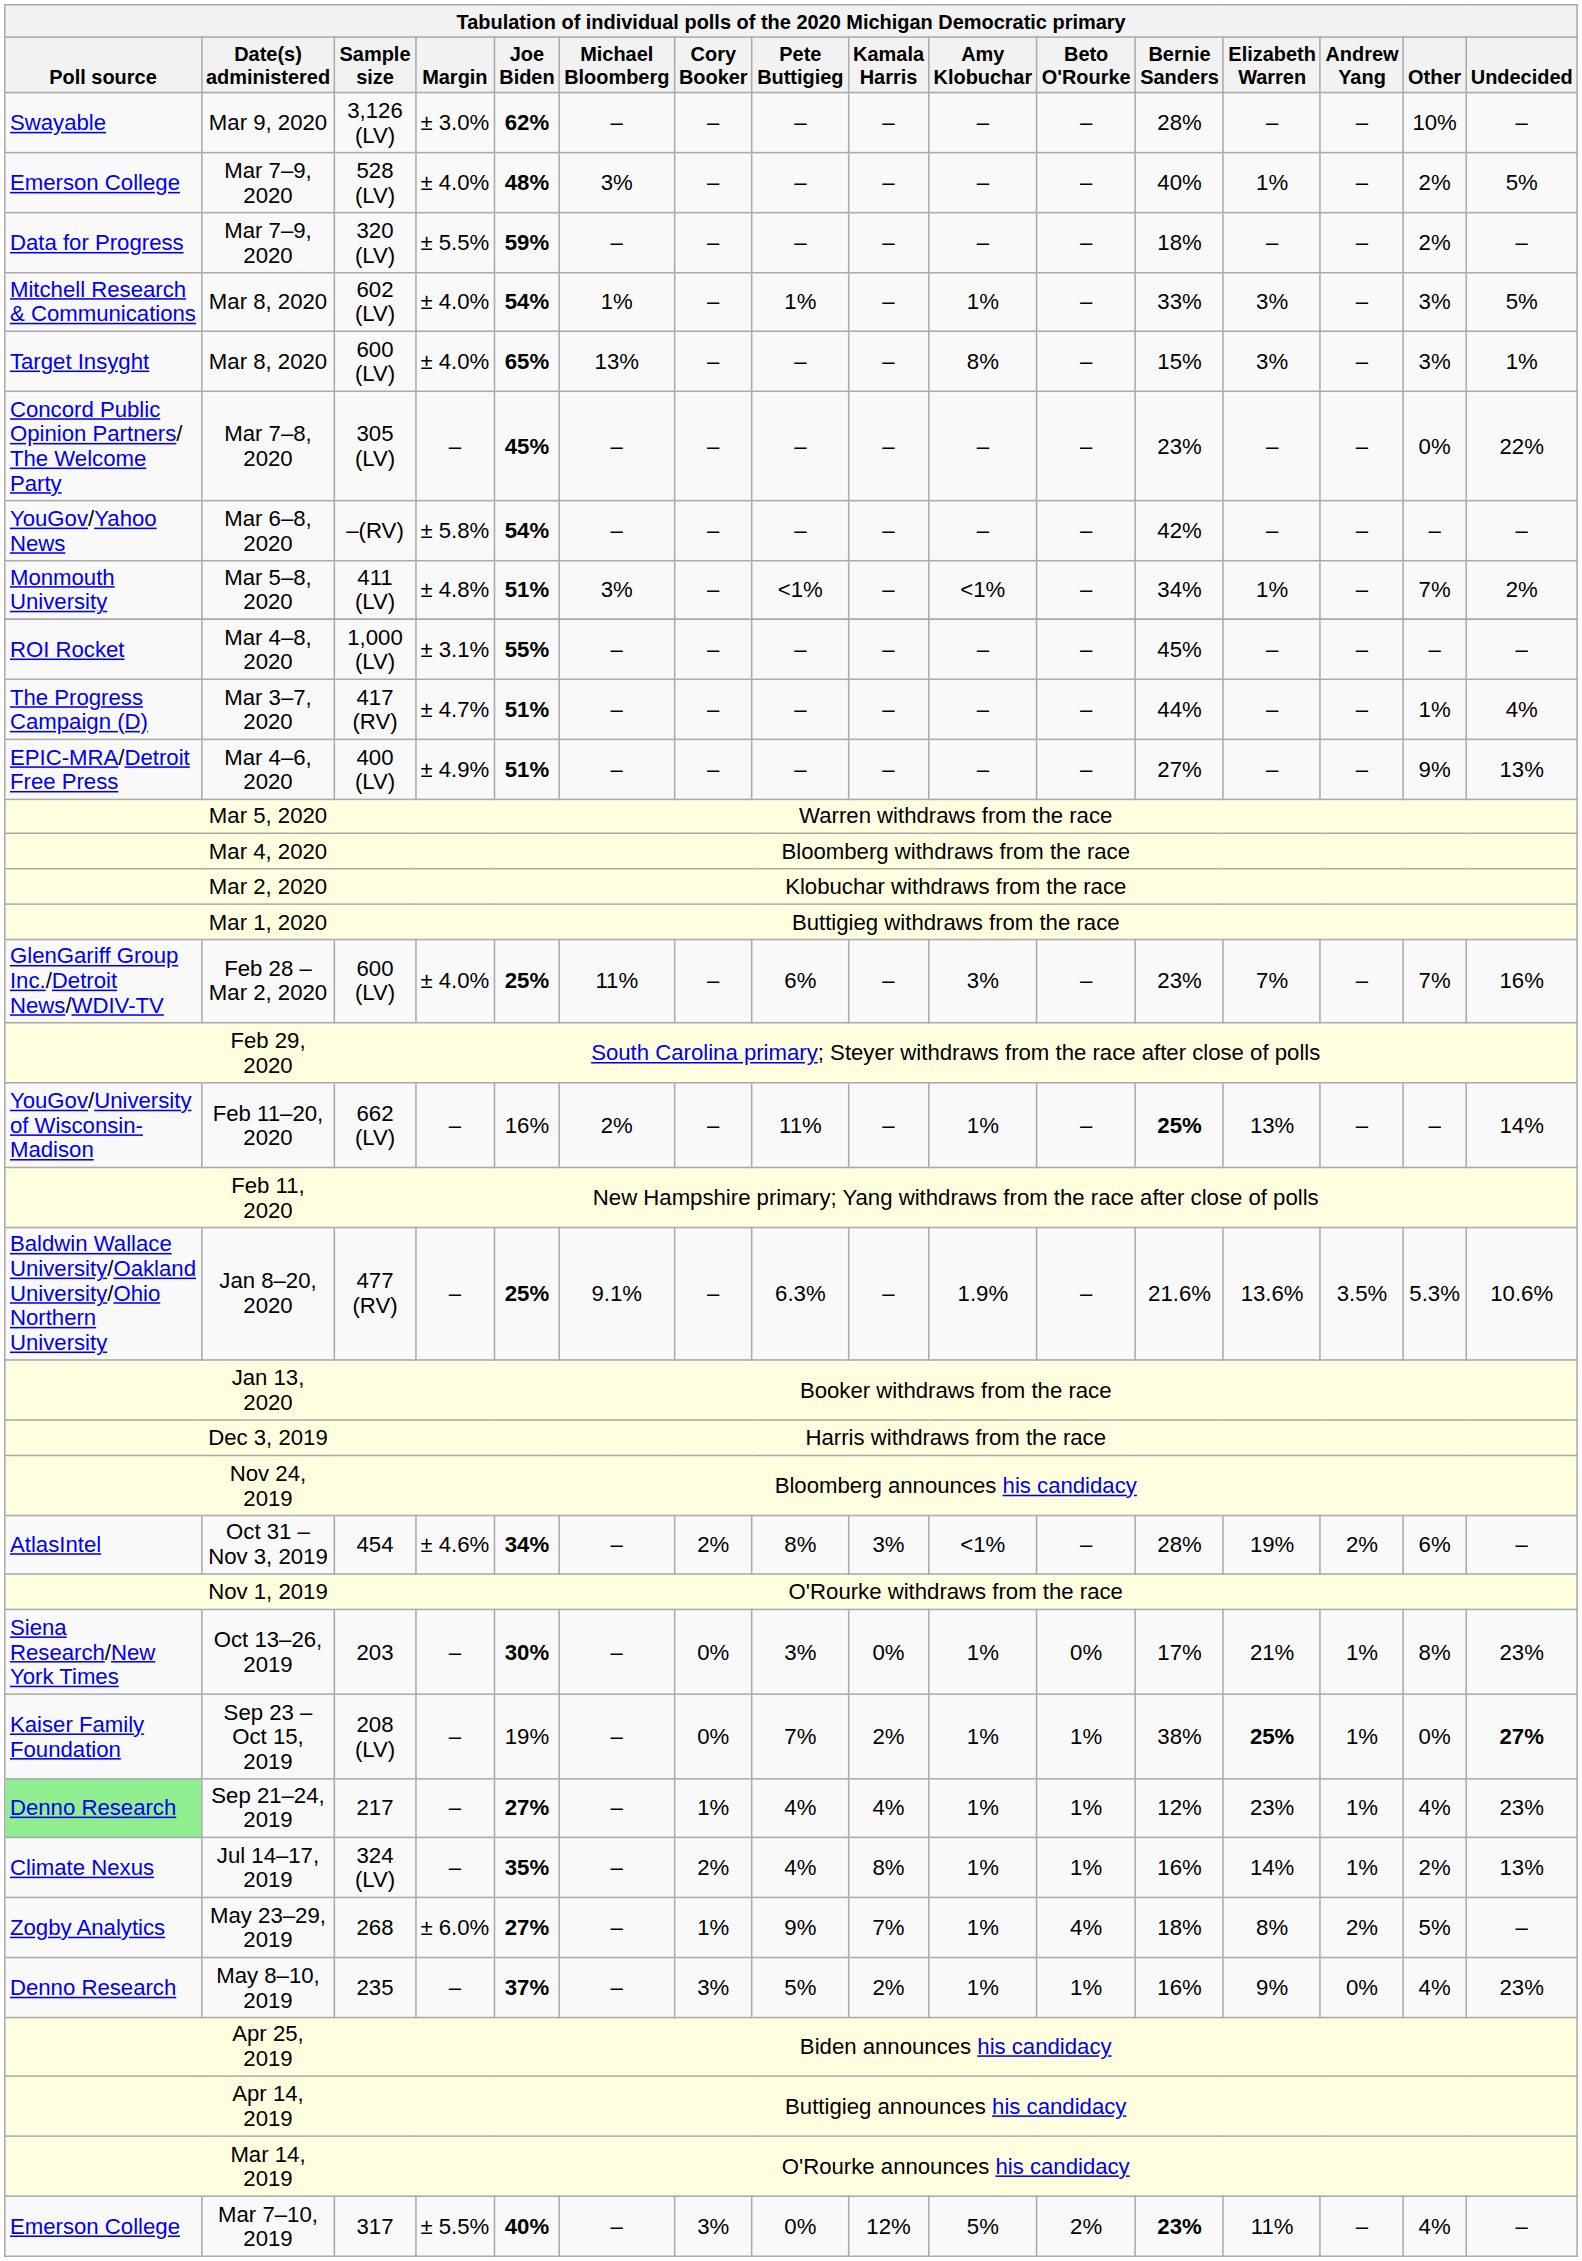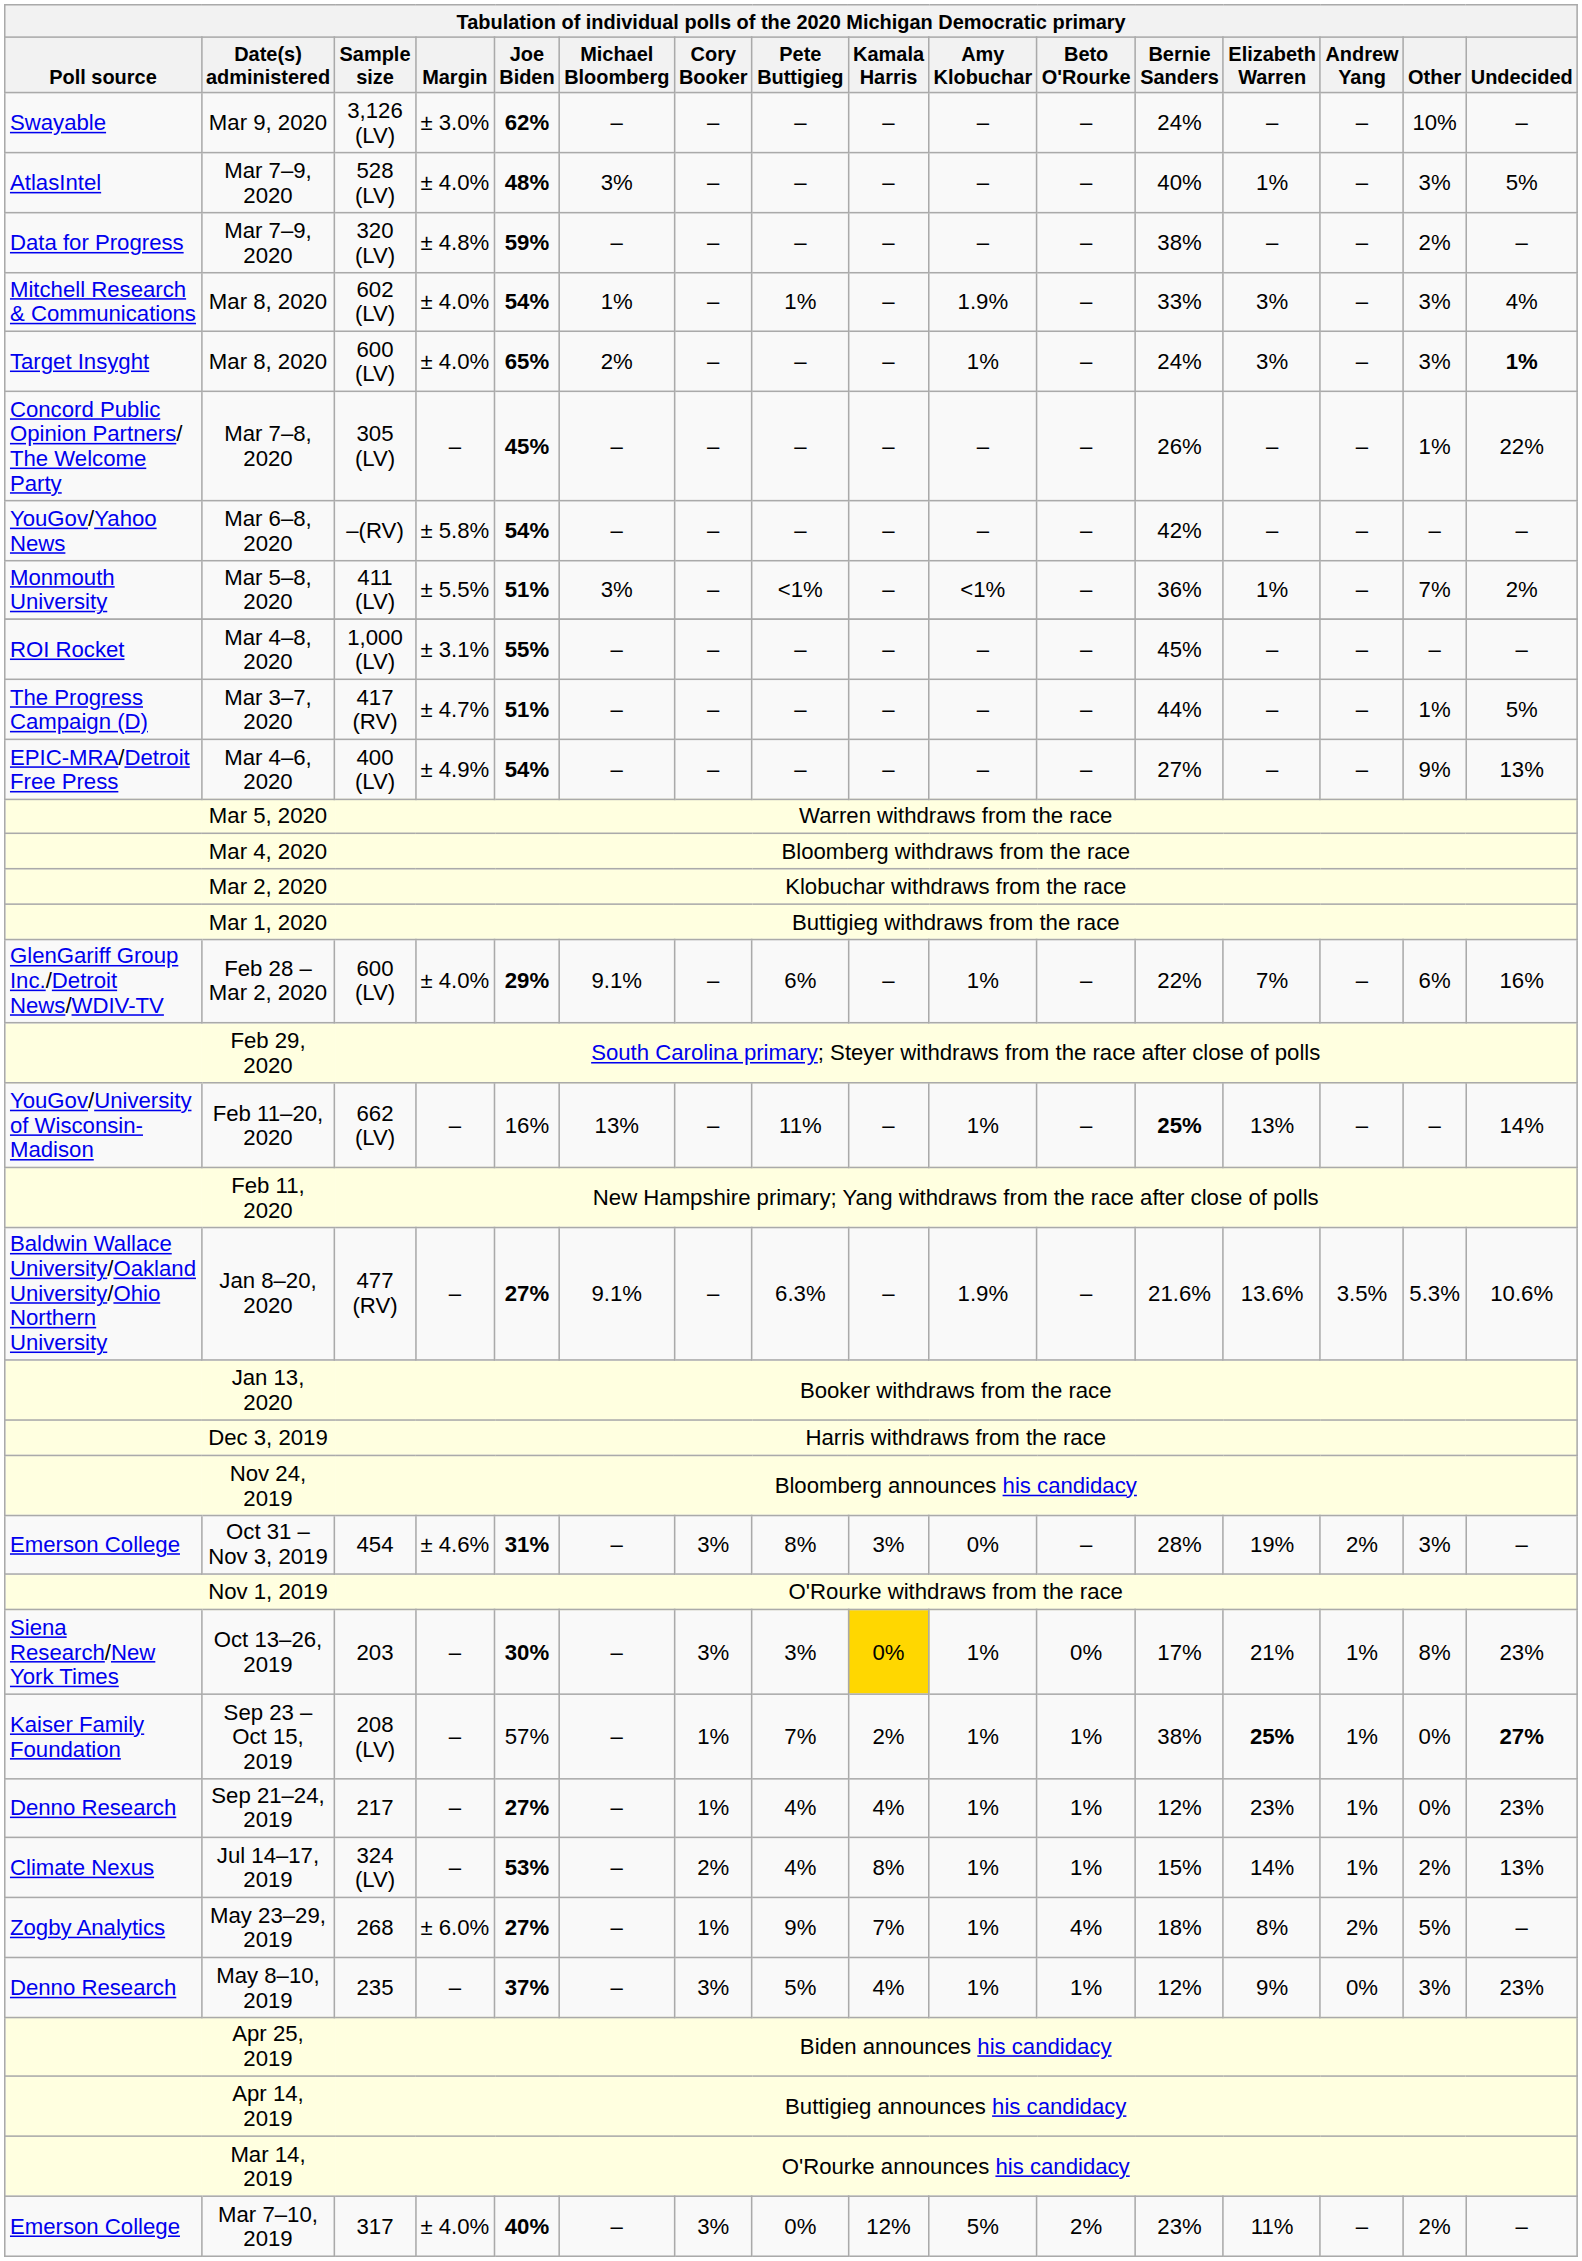(1180, 123) 28% -> (1180, 123) 24%
(95, 183) Emerson College -> (56, 183) AtlasIntel
(1435, 183) 2% -> (1435, 183) 3%
(455, 243) ± 5.5% -> (455, 243) ± 4.8%
(1180, 243) 18% -> (1180, 243) 38%
(983, 302) 1% -> (983, 302) 1.9%
(1522, 302) 5% -> (1522, 302) 4%
(617, 362) 13% -> (617, 362) 2%
(983, 362) 8% -> (983, 362) 1%
(1180, 362) 15% -> (1180, 362) 24%
(1522, 362) normal -> (1522, 362) bold
(1180, 446) 23% -> (1180, 446) 26%
(1435, 446) 0% -> (1435, 446) 1%
(455, 590) ± 4.8% -> (455, 590) ± 5.5%
(1180, 590) 34% -> (1180, 590) 36%
(1522, 710) 4% -> (1522, 710) 5%
(527, 769) 51% -> (527, 769) 54%
(527, 981) 25% -> (527, 981) 29%
(617, 981) 11% -> (617, 981) 9.1%
(983, 981) 3% -> (983, 981) 1%
(1180, 981) 23% -> (1180, 981) 22%
(1435, 981) 7% -> (1435, 981) 6%
(617, 1125) 2% -> (617, 1125) 13%
(527, 1294) 25% -> (527, 1294) 27%
(56, 1545) AtlasIntel -> (95, 1545) Emerson College
(527, 1545) 34% -> (527, 1545) 31%
(713, 1545) 2% -> (713, 1545) 3%
(983, 1545) <1% -> (983, 1545) 0%
(1435, 1545) 6% -> (1435, 1545) 3%
(713, 1652) 0% -> (713, 1652) 3%
(889, 1652) no background -> (889, 1652) gold background
(527, 1736) 19% -> (527, 1736) 57%
(713, 1736) 0% -> (713, 1736) 1%
(93, 1808) lightgreen background -> (93, 1808) no background
(1435, 1808) 4% -> (1435, 1808) 0%
(527, 1868) 35% -> (527, 1868) 53%
(1180, 1868) 16% -> (1180, 1868) 15%
(889, 1987) 2% -> (889, 1987) 4%
(1180, 1987) 16% -> (1180, 1987) 12%
(1435, 1987) 4% -> (1435, 1987) 3%
(455, 2226) ± 5.5% -> (455, 2226) ± 4.0%
(1180, 2226) bold -> (1180, 2226) normal
(1435, 2226) 4% -> (1435, 2226) 2%
